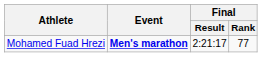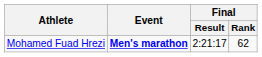(243, 44) 77 -> (243, 44) 62
